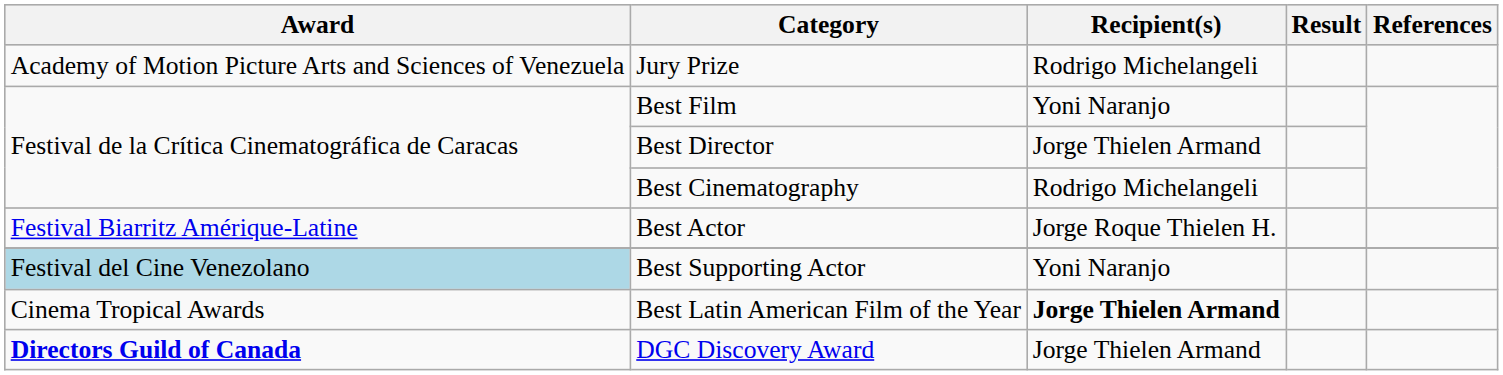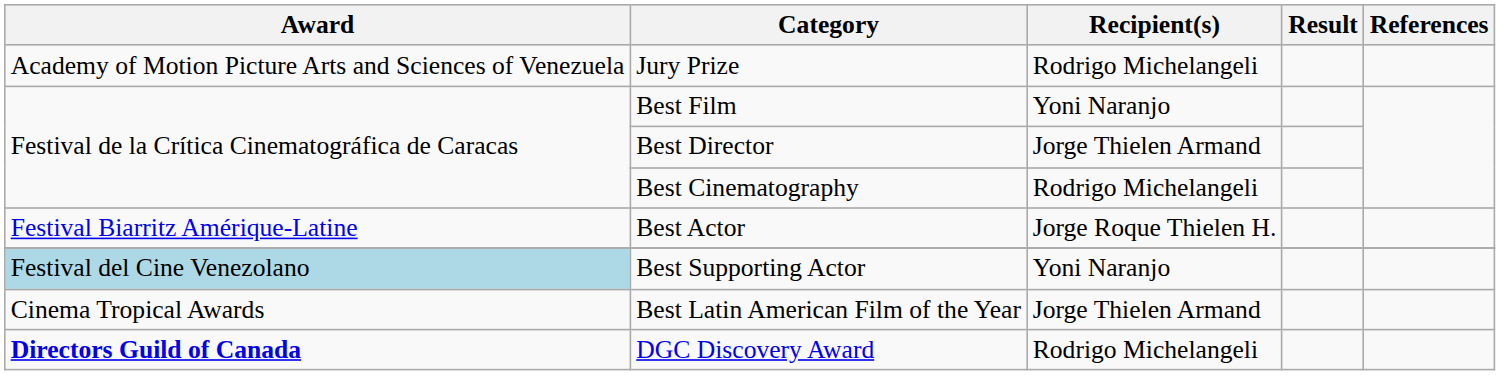(1156, 308) bold -> (1147, 308) normal
(1147, 349) Jorge Thielen Armand -> (1145, 349) Rodrigo Michelangeli
